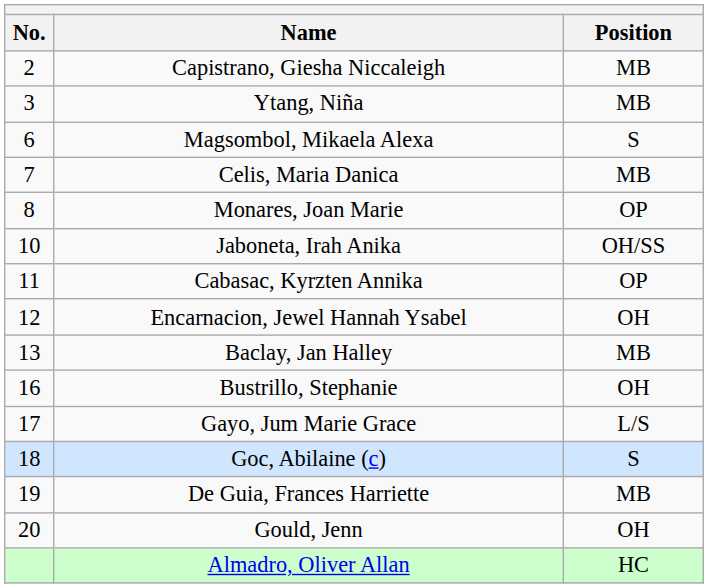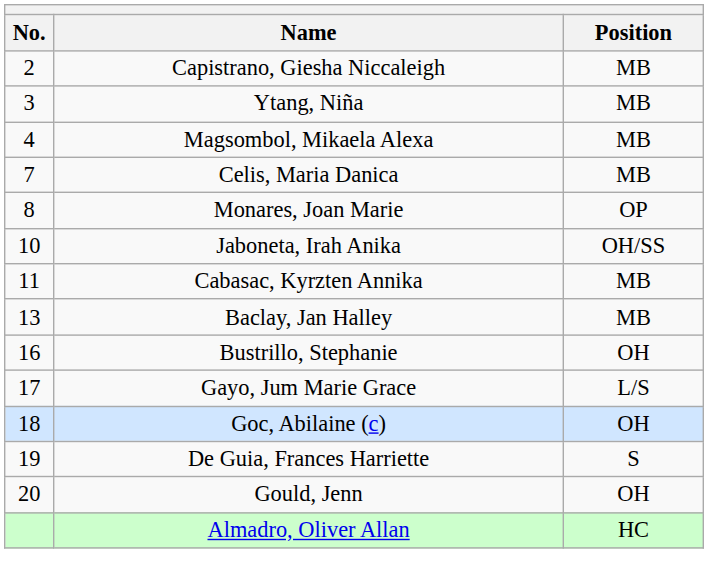(29, 139) 6 -> (29, 139) 4
(633, 139) S -> (633, 139) MB
(633, 281) OP -> (633, 281) MB
- row: (309, 316)
(633, 458) S -> (633, 423) OH
(633, 494) MB -> (633, 458) S
